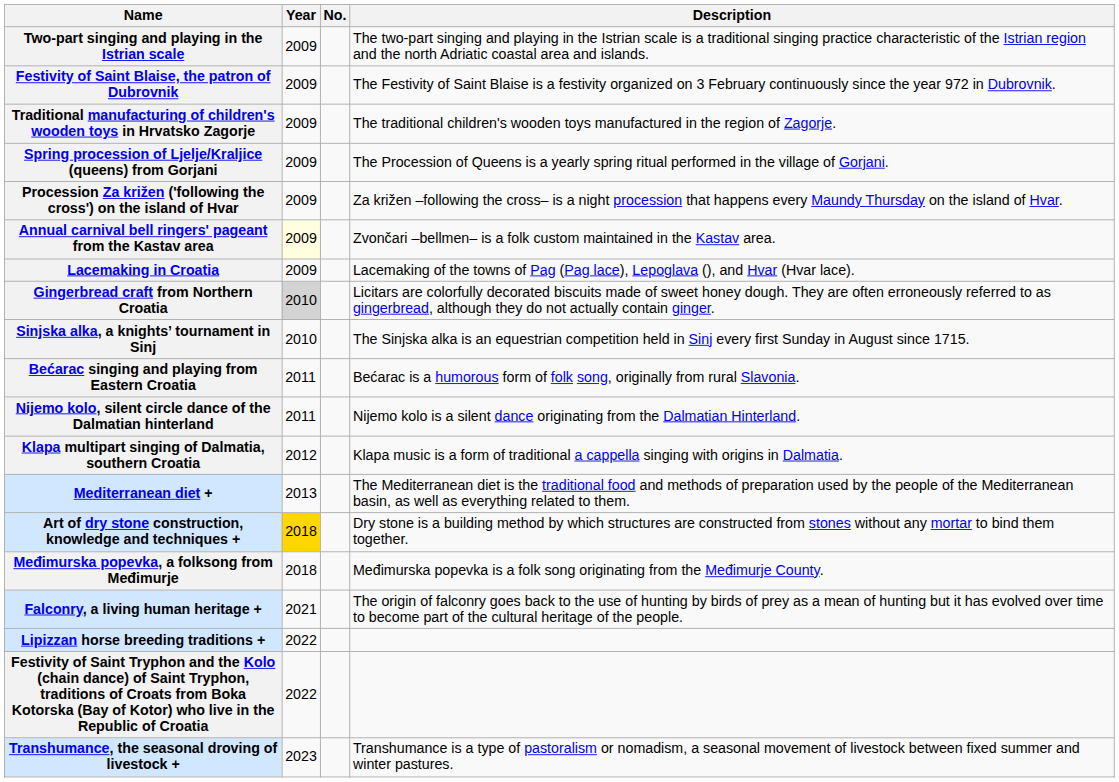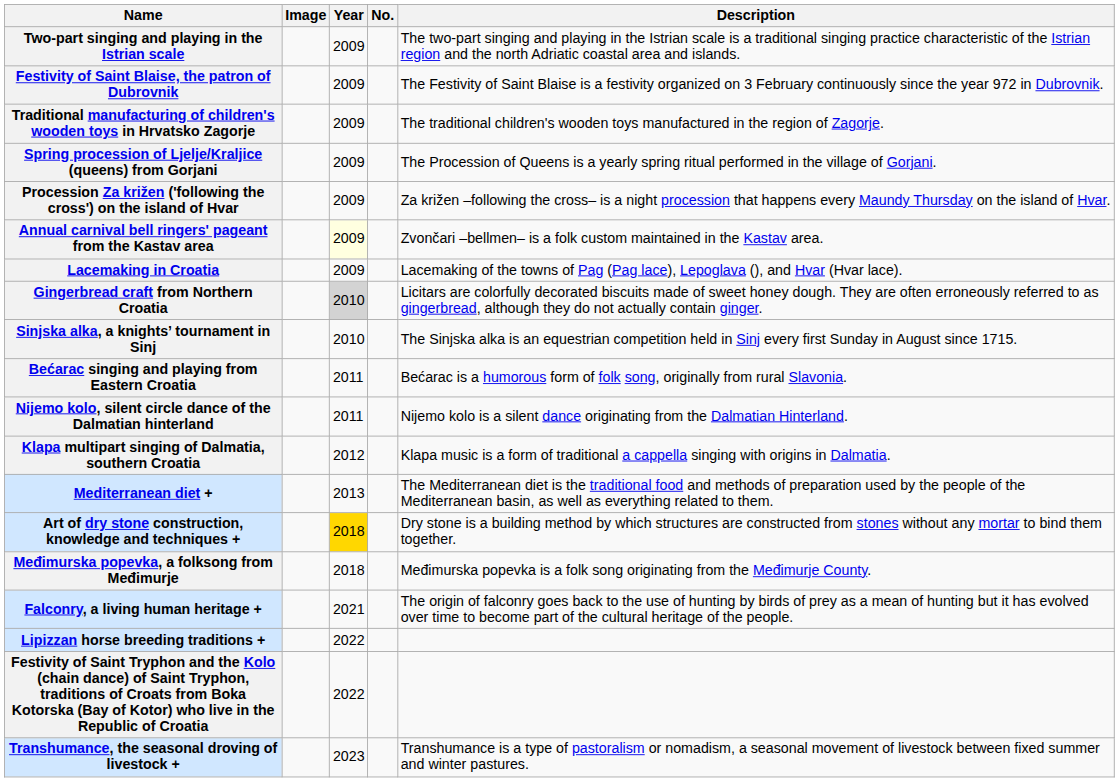+ column: (306, 15)
